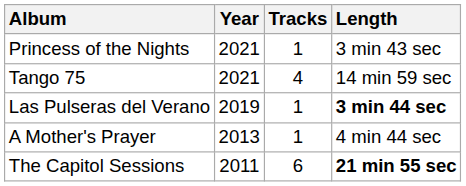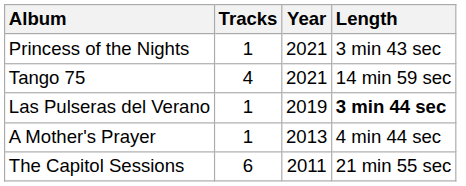columns swapped: (239, 19) <-> (298, 19)
(396, 166) bold -> (394, 166) normal
